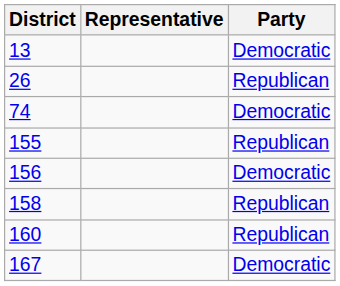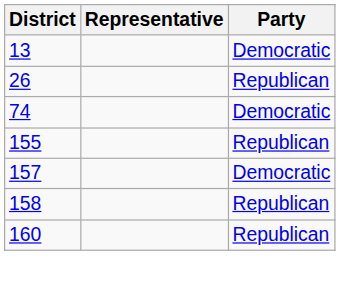- row: (25, 173)
+ row: (25, 173)
- row: (25, 265)
